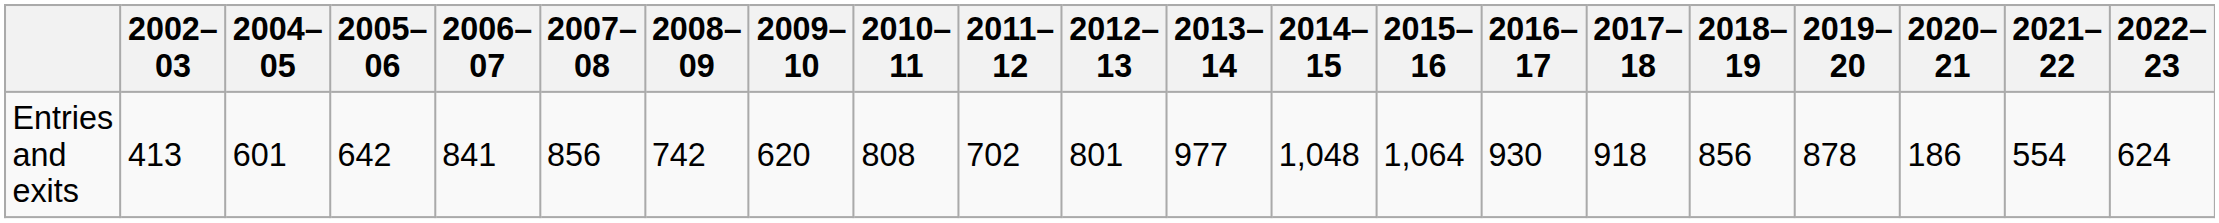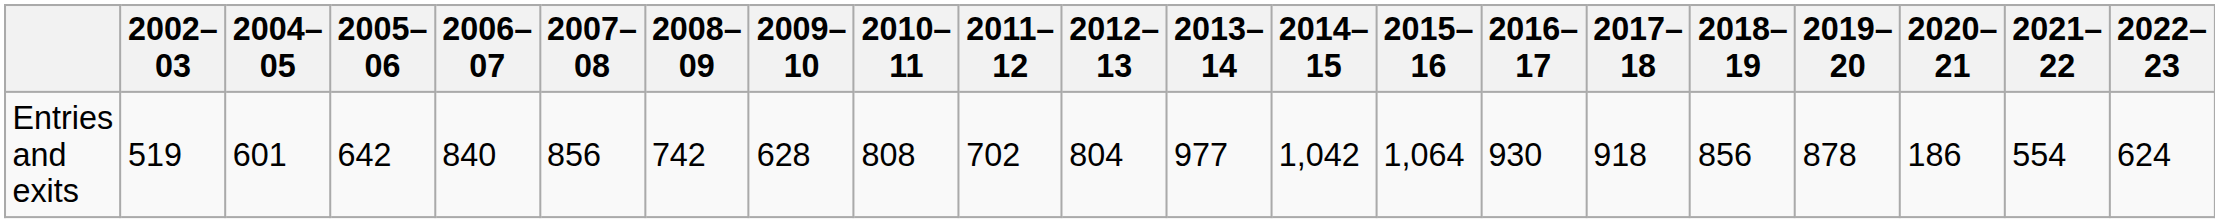(155, 154) 413 -> (155, 154) 519
(469, 154) 841 -> (469, 154) 840
(784, 154) 620 -> (784, 154) 628
(1096, 154) 801 -> (1096, 154) 804
(1319, 154) 1,048 -> (1319, 154) 1,042
